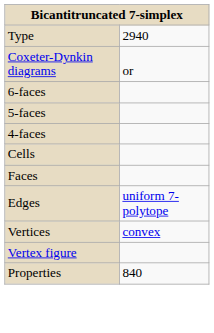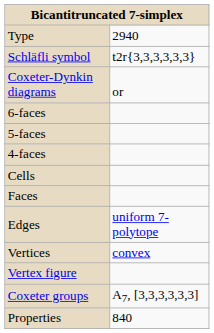+ row: (49, 56)
+ row: (48, 295)
